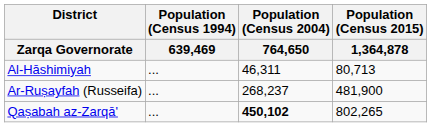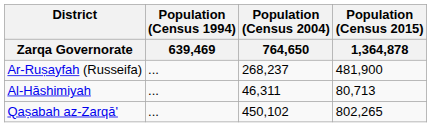rows swapped: (49, 70) <-> (75, 91)
(265, 111) bold -> (265, 111) normal
